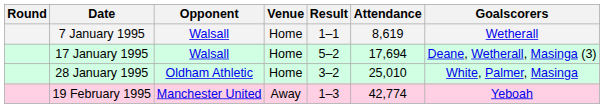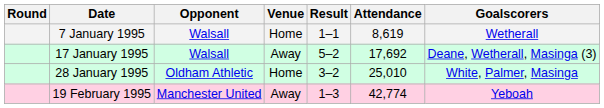(286, 53) Home -> (286, 53) Away
(388, 53) 17,694 -> (388, 53) 17,692
